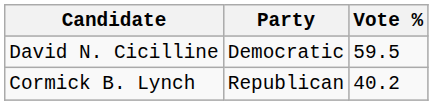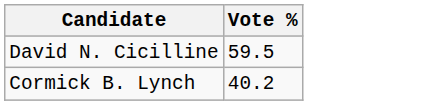- column: (286, 21)
